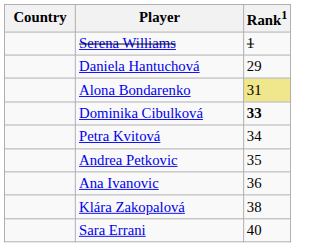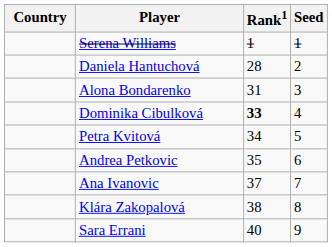+ column: (309, 18)
(254, 66) 29 -> (254, 66) 28
(254, 90) khaki background -> (254, 90) no background
(254, 183) 36 -> (254, 183) 37
